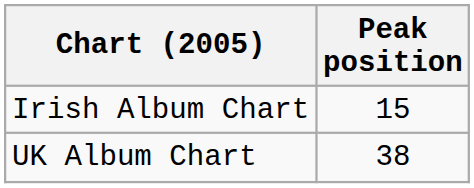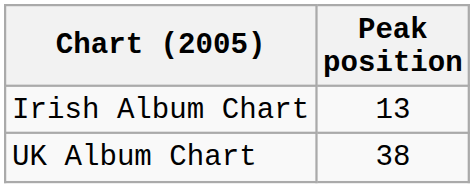(393, 110) 15 -> (393, 110) 13
